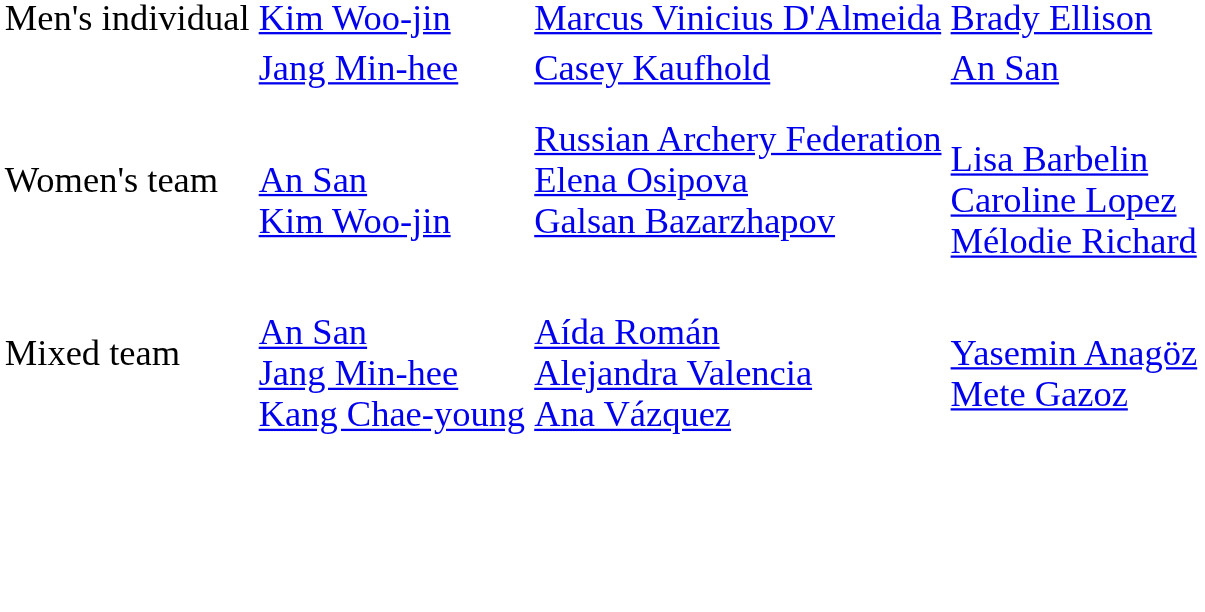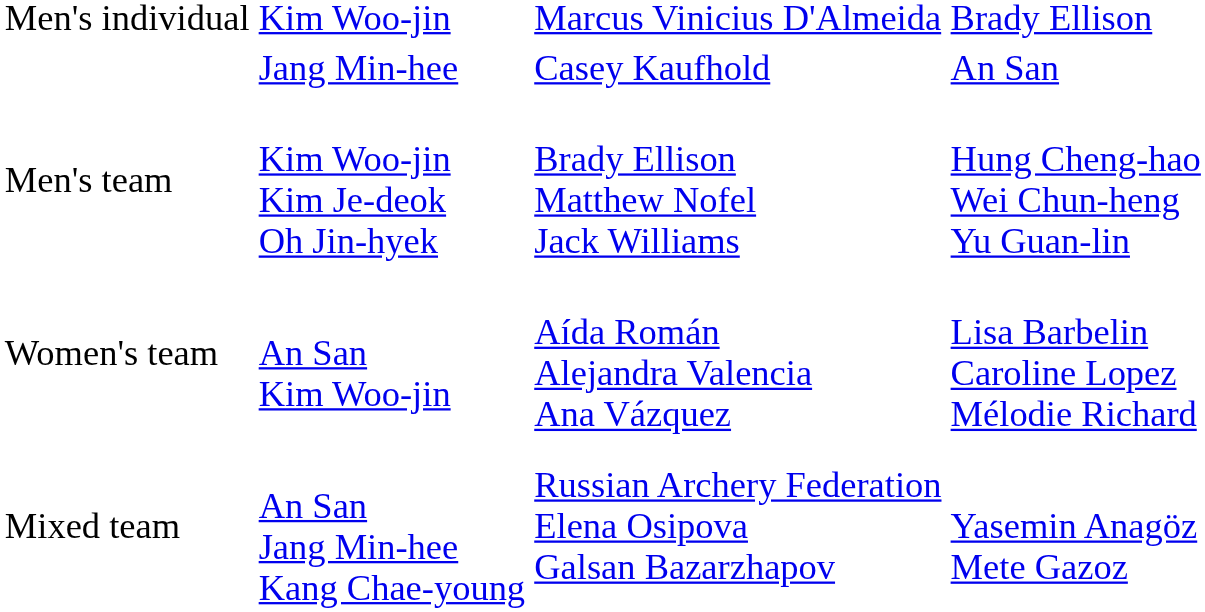+ row: (89, 179)
(738, 179) Russian Archery Federation Elena Osipova Galsan Bazarzhapov -> (673, 373) Aída Román Alejandra Valencia Ana Vázquez
(673, 373) Aída Román Alejandra Valencia Ana Vázquez -> (738, 526) Russian Archery Federation Elena Osipova Galsan Bazarzhapov
